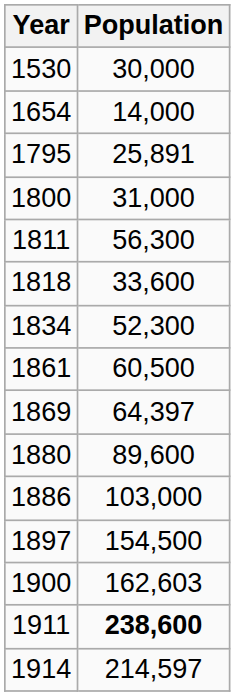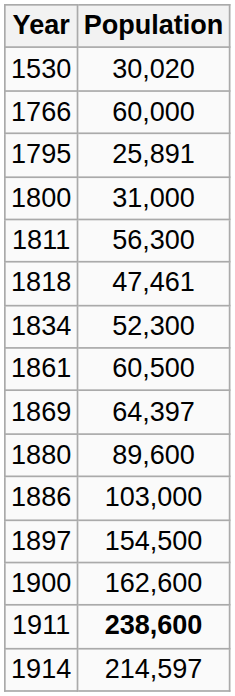(154, 68) 30,000 -> (154, 68) 30,020
- row: (41, 111)
+ row: (41, 111)
(154, 283) 33,600 -> (154, 283) 47,461
(154, 583) 162,603 -> (154, 583) 162,600
